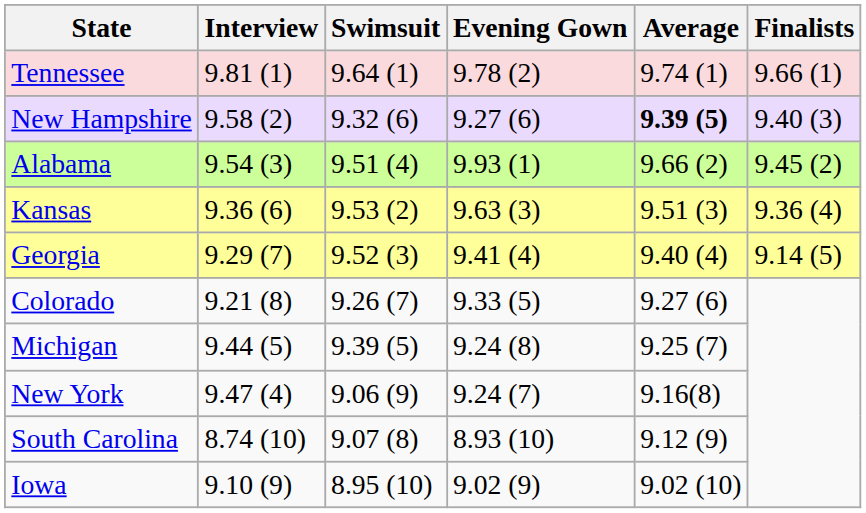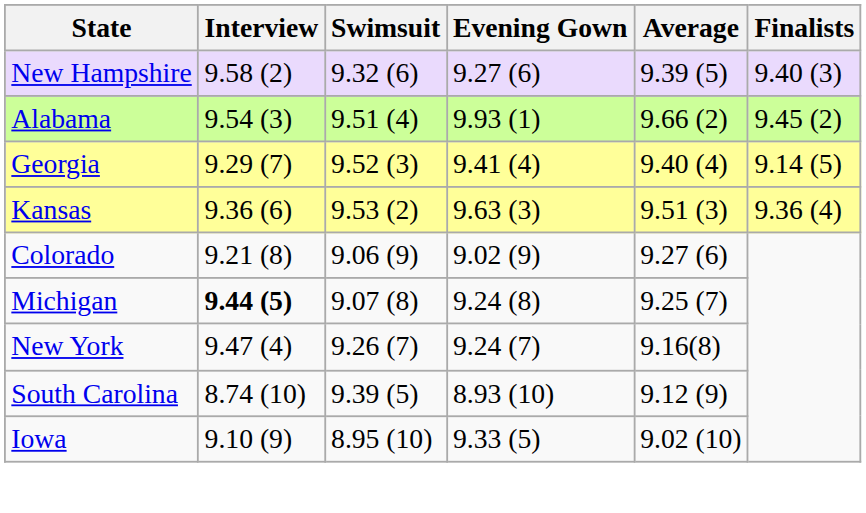- row: (68, 73)
(684, 118) bold -> (684, 73) normal
rows swapped: (51, 209) <-> (56, 255)
(375, 301) 9.26 (7) -> (375, 255) 9.06 (9)
(497, 301) 9.33 (5) -> (497, 255) 9.02 (9)
(248, 346) normal -> (248, 301) bold
(375, 346) 9.39 (5) -> (375, 301) 9.07 (8)
(375, 392) 9.06 (9) -> (375, 346) 9.26 (7)
(375, 438) 9.07 (8) -> (375, 392) 9.39 (5)
(497, 483) 9.02 (9) -> (497, 438) 9.33 (5)
